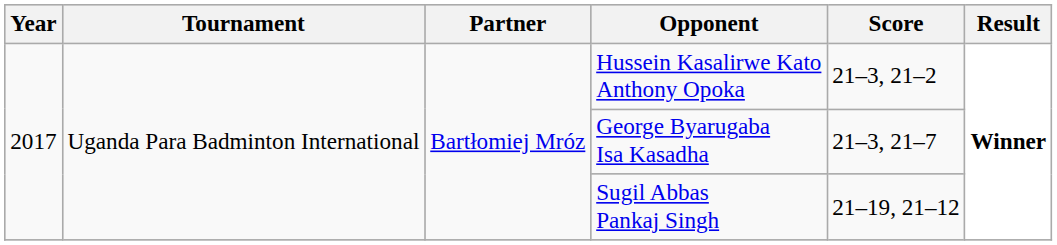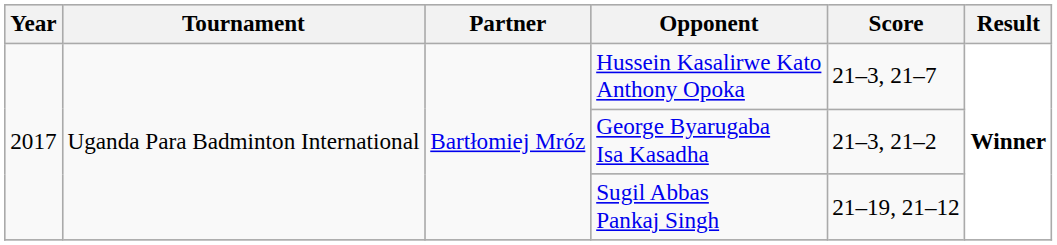(884, 75) 21–3, 21–2 -> (884, 75) 21–3, 21–7
(884, 141) 21–3, 21–7 -> (884, 141) 21–3, 21–2
